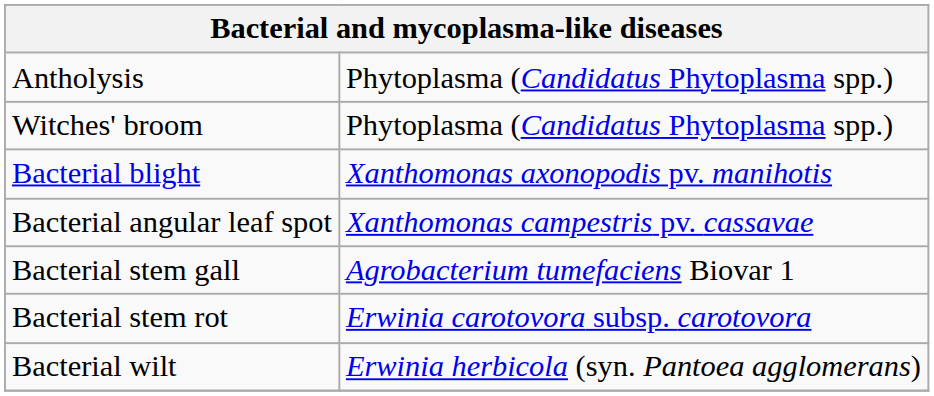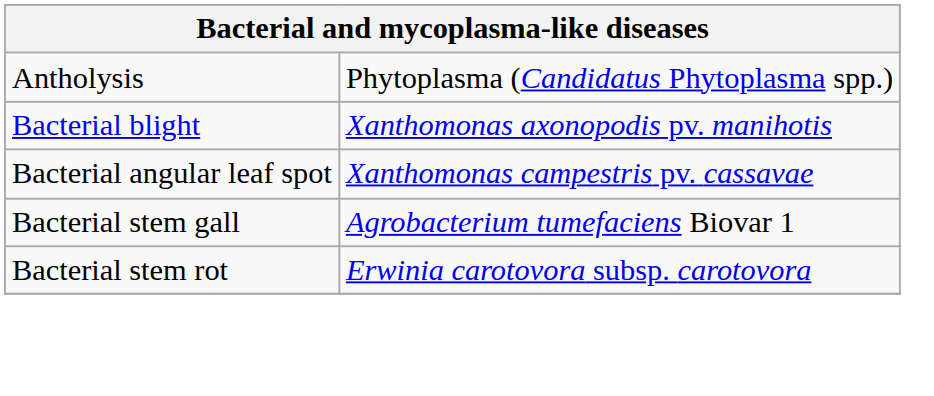- row: (107, 125)
- row: (94, 366)
